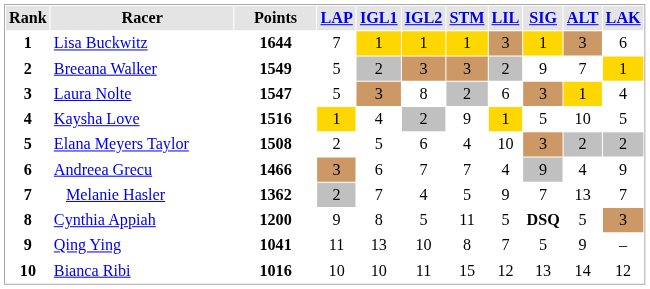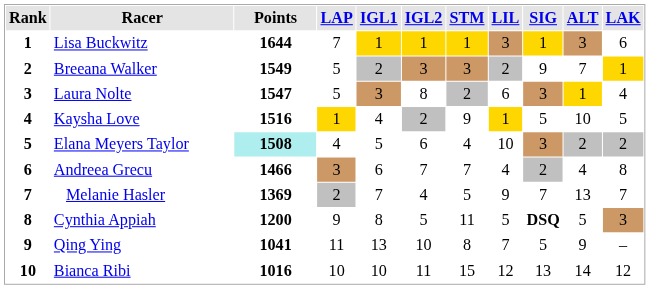(276, 144) no background -> (276, 144) paleturquoise background
(337, 144) 2 -> (337, 144) 4
(543, 169) 9 -> (543, 169) 2
(623, 169) 9 -> (623, 169) 8
(276, 194) 1362 -> (276, 194) 1369
